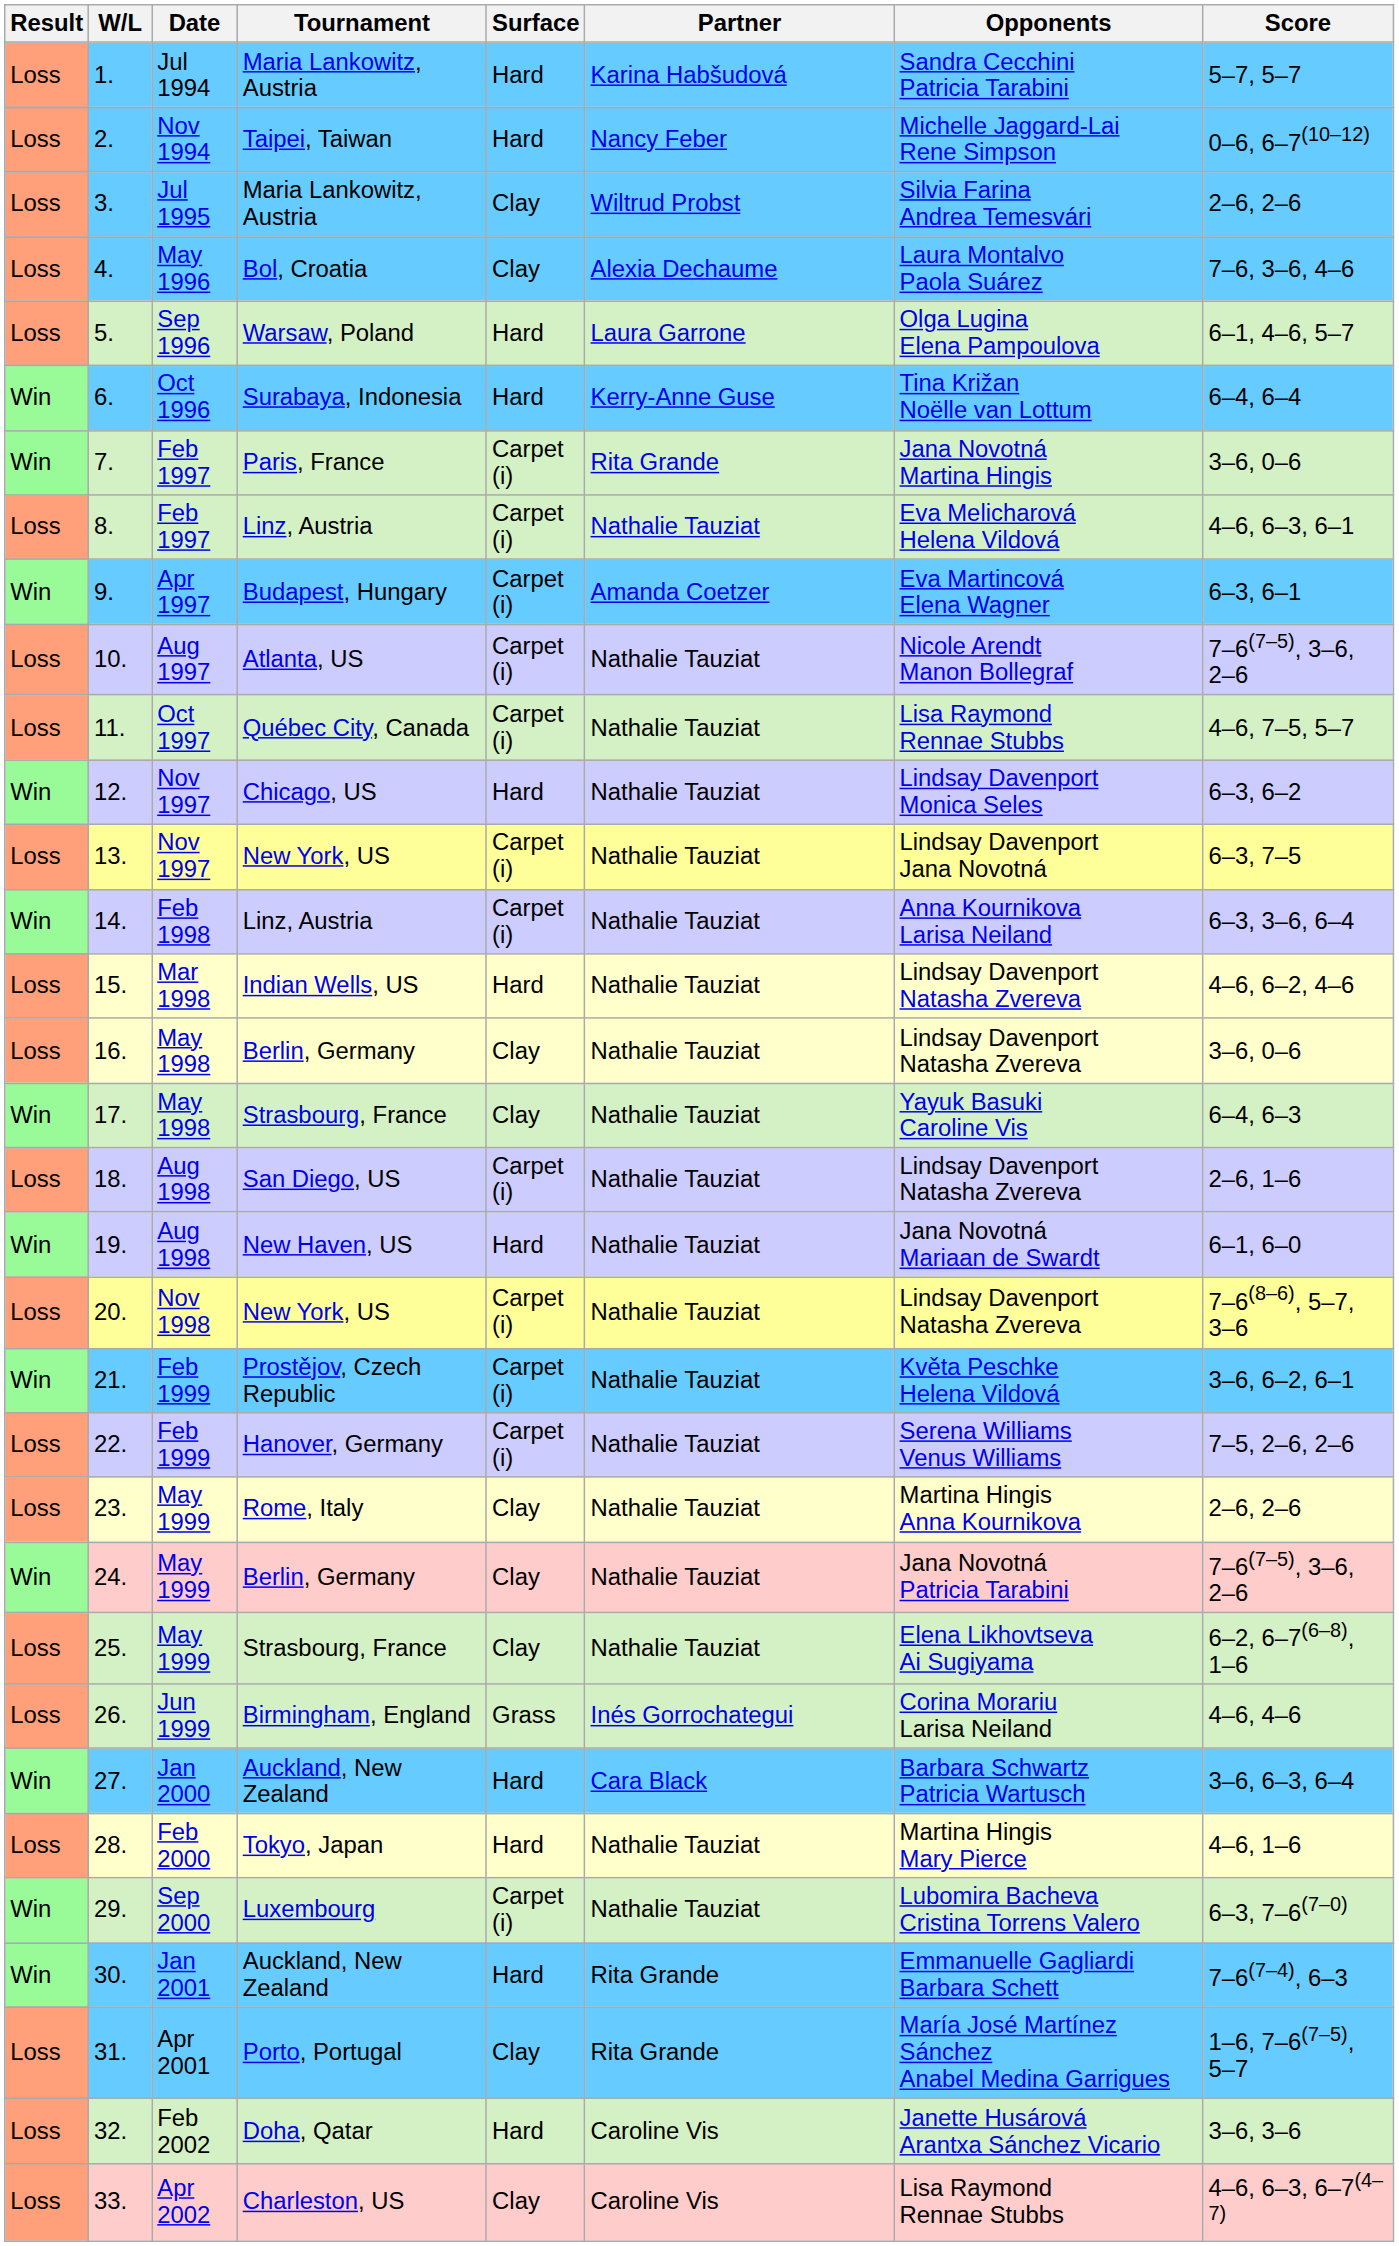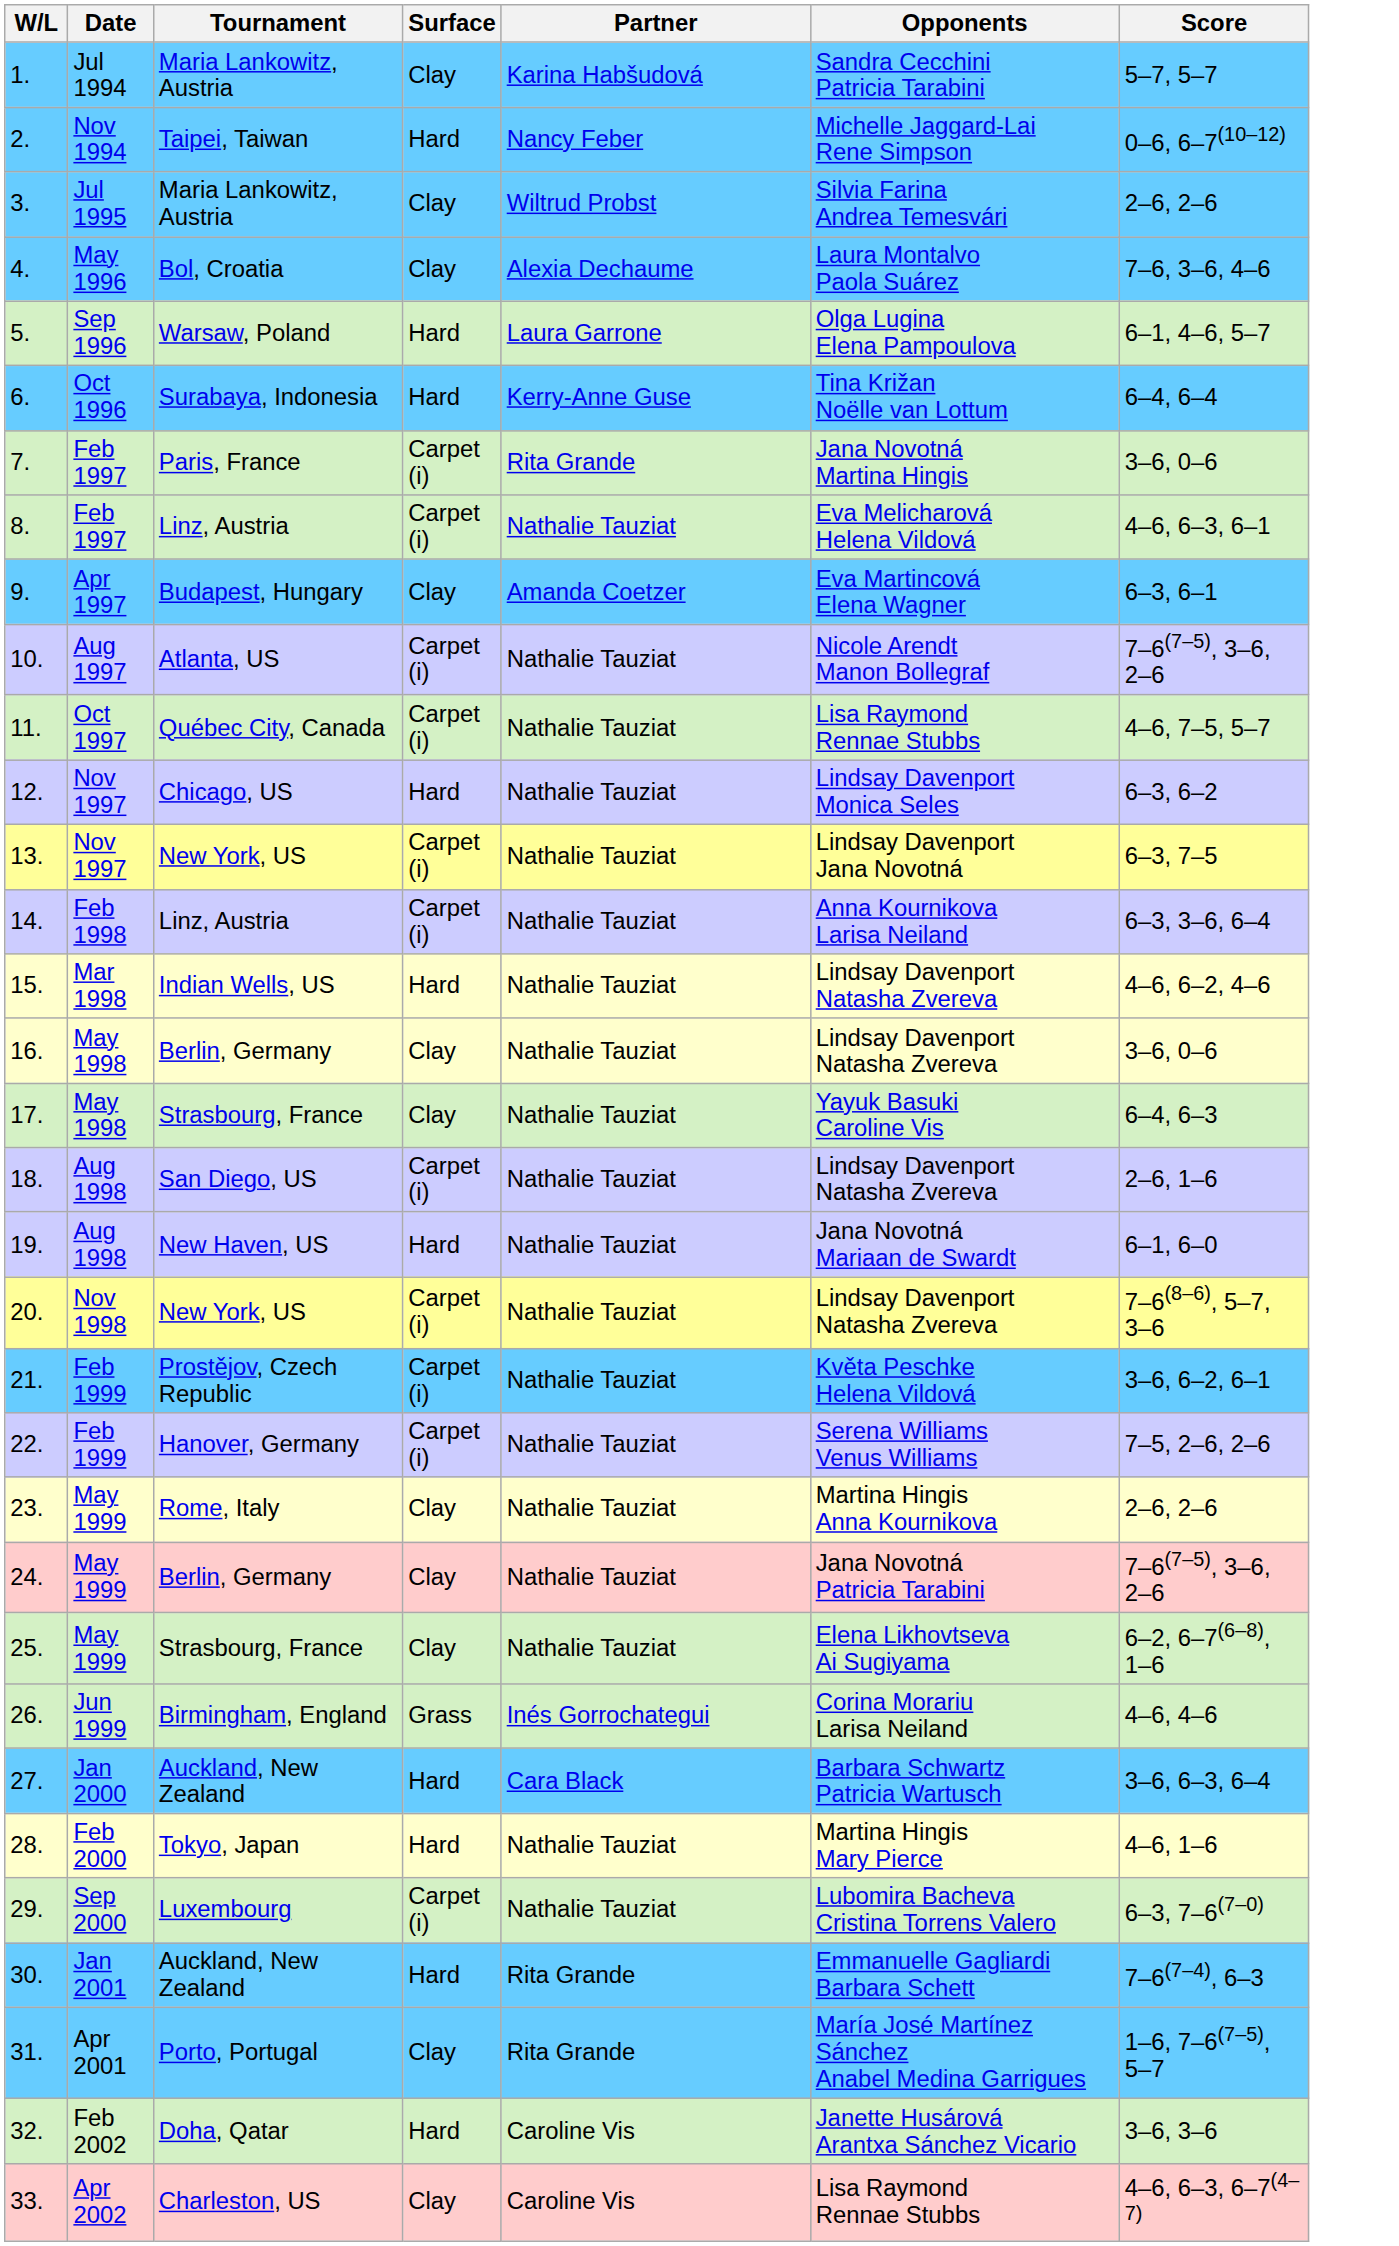- column: (47, 23)
(518, 74) Hard -> (432, 74) Clay
(528, 591) Carpet (i) -> (432, 591) Clay
